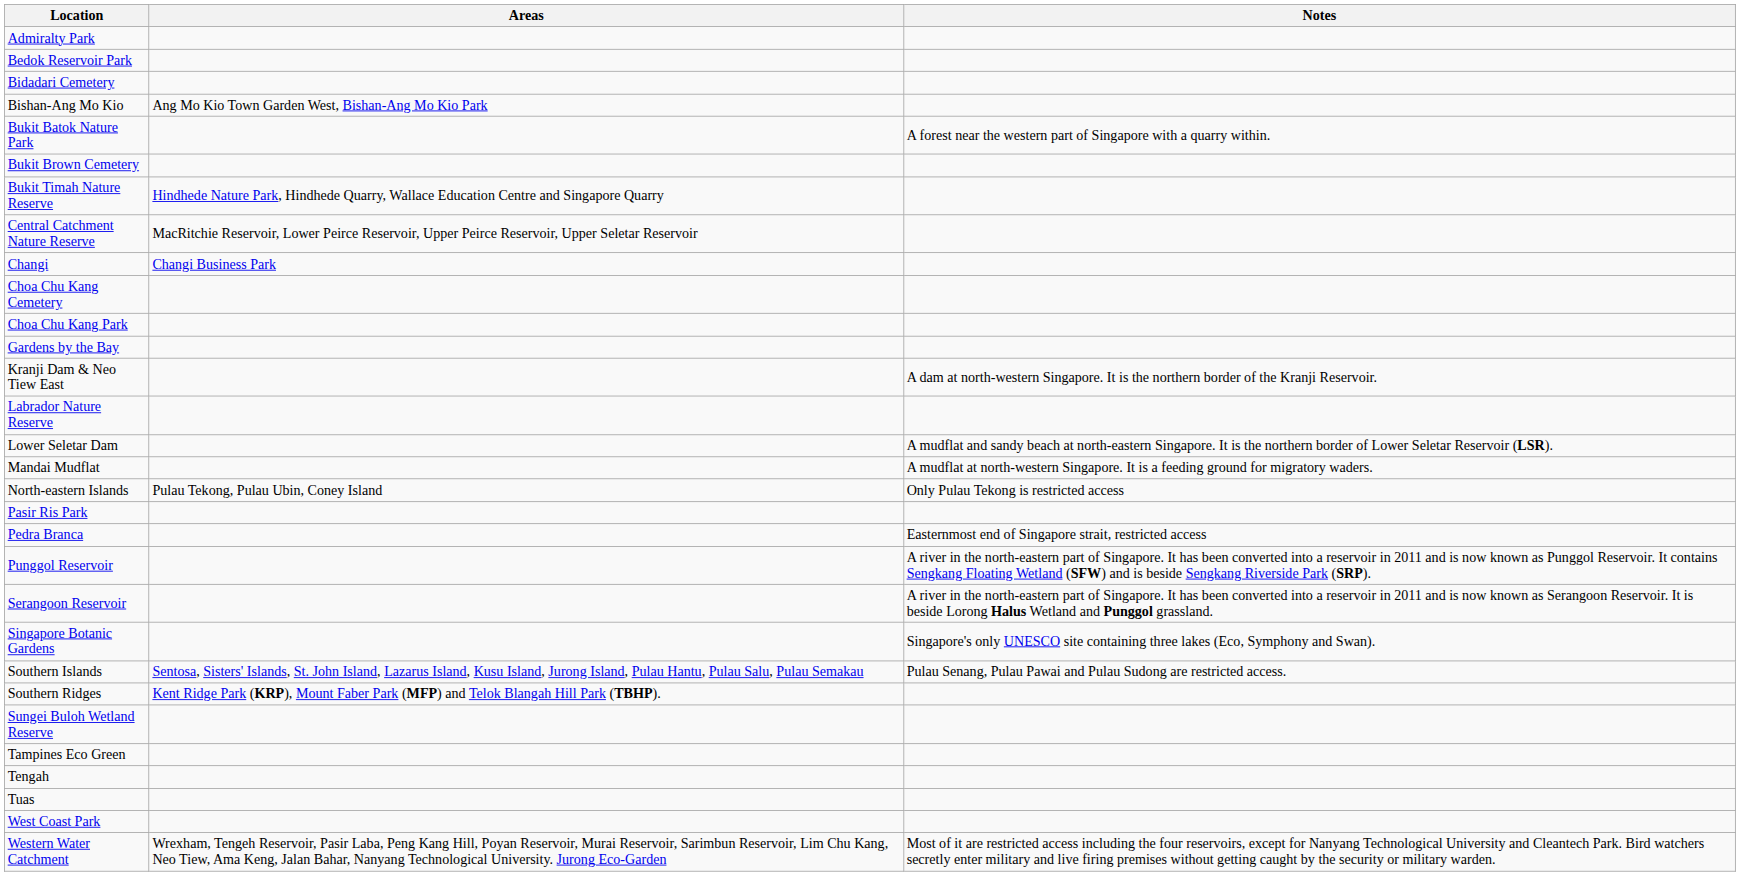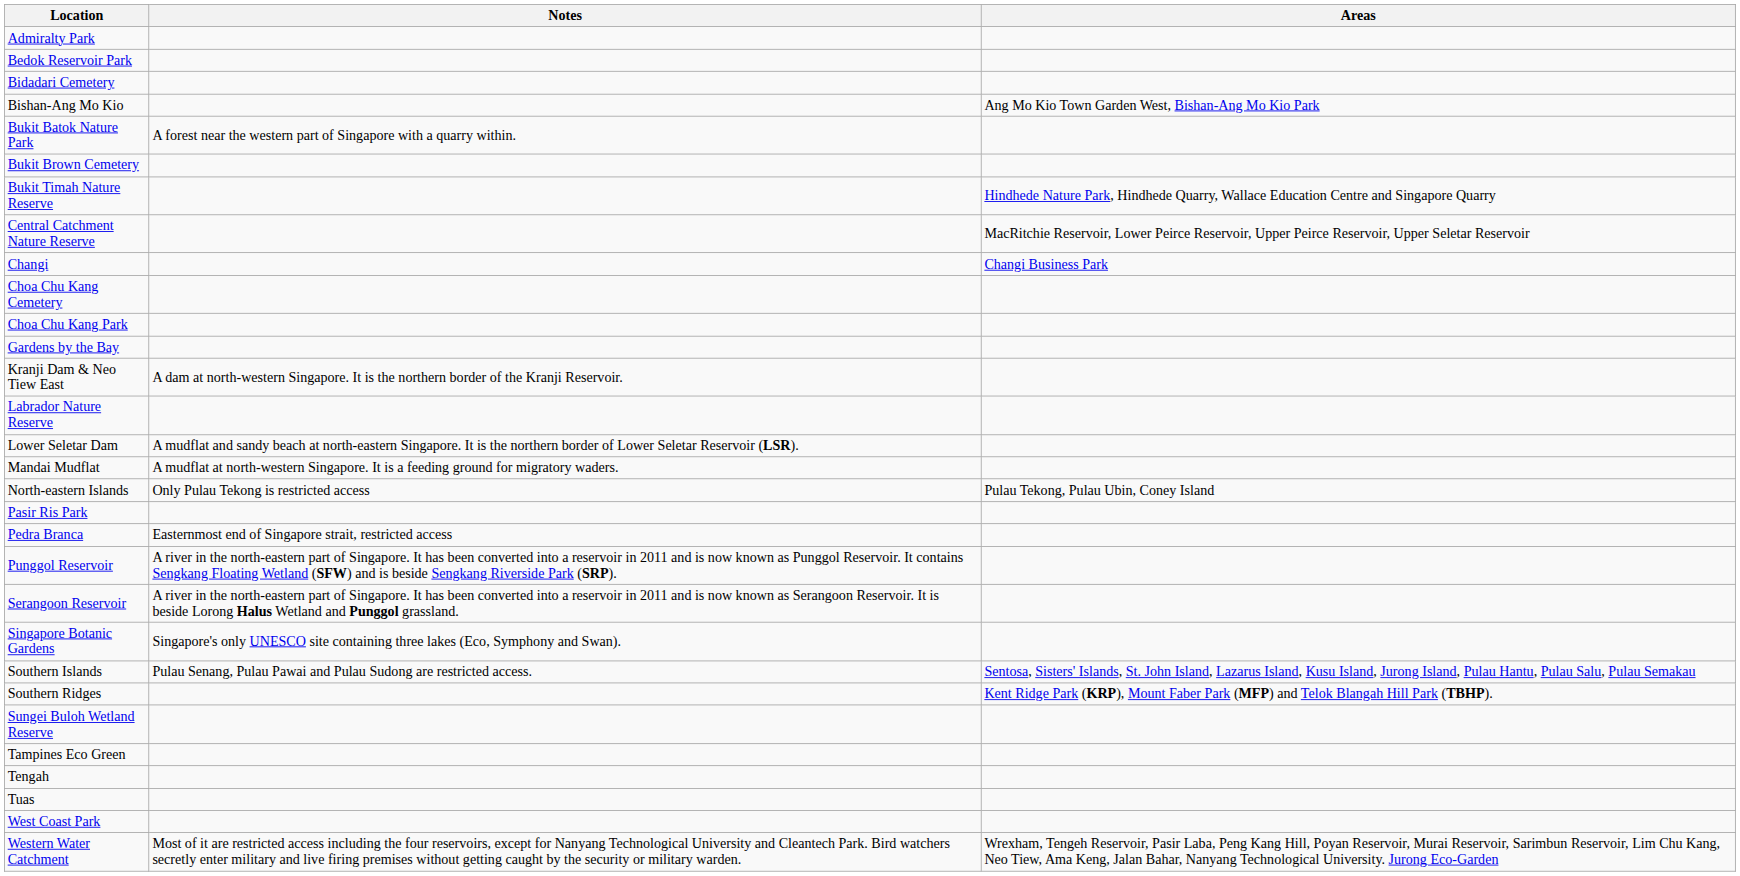columns swapped: (526, 15) <-> (1319, 15)
